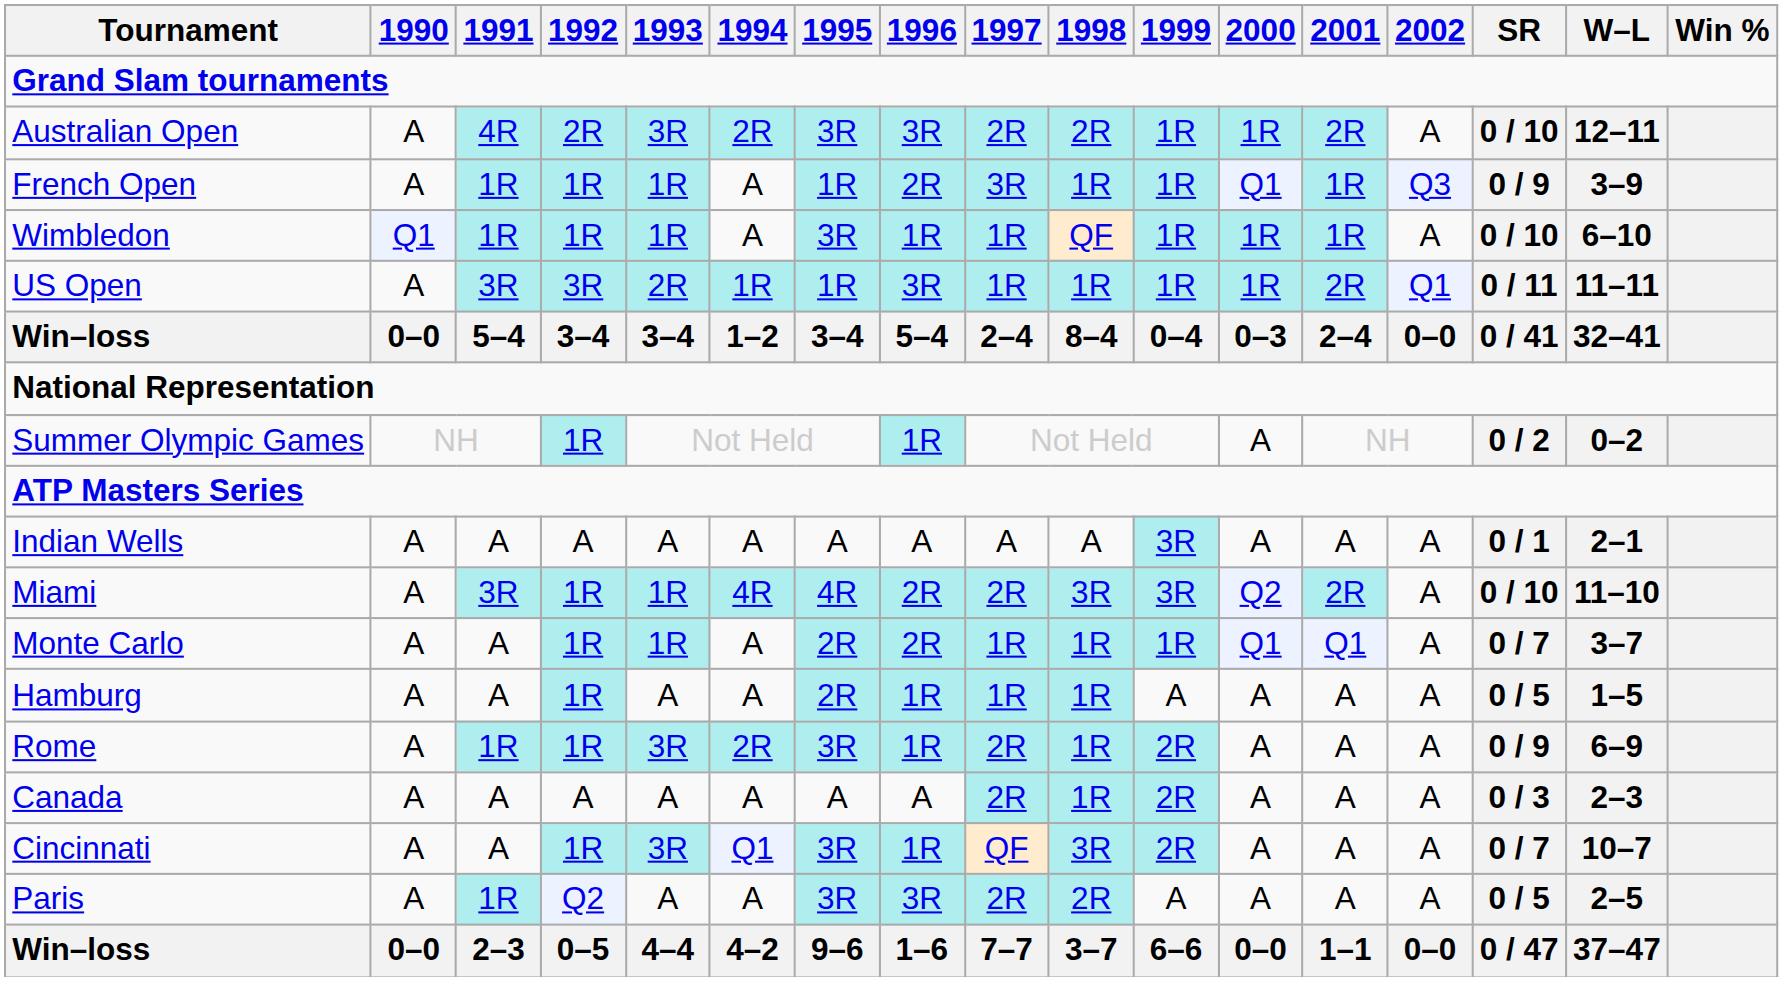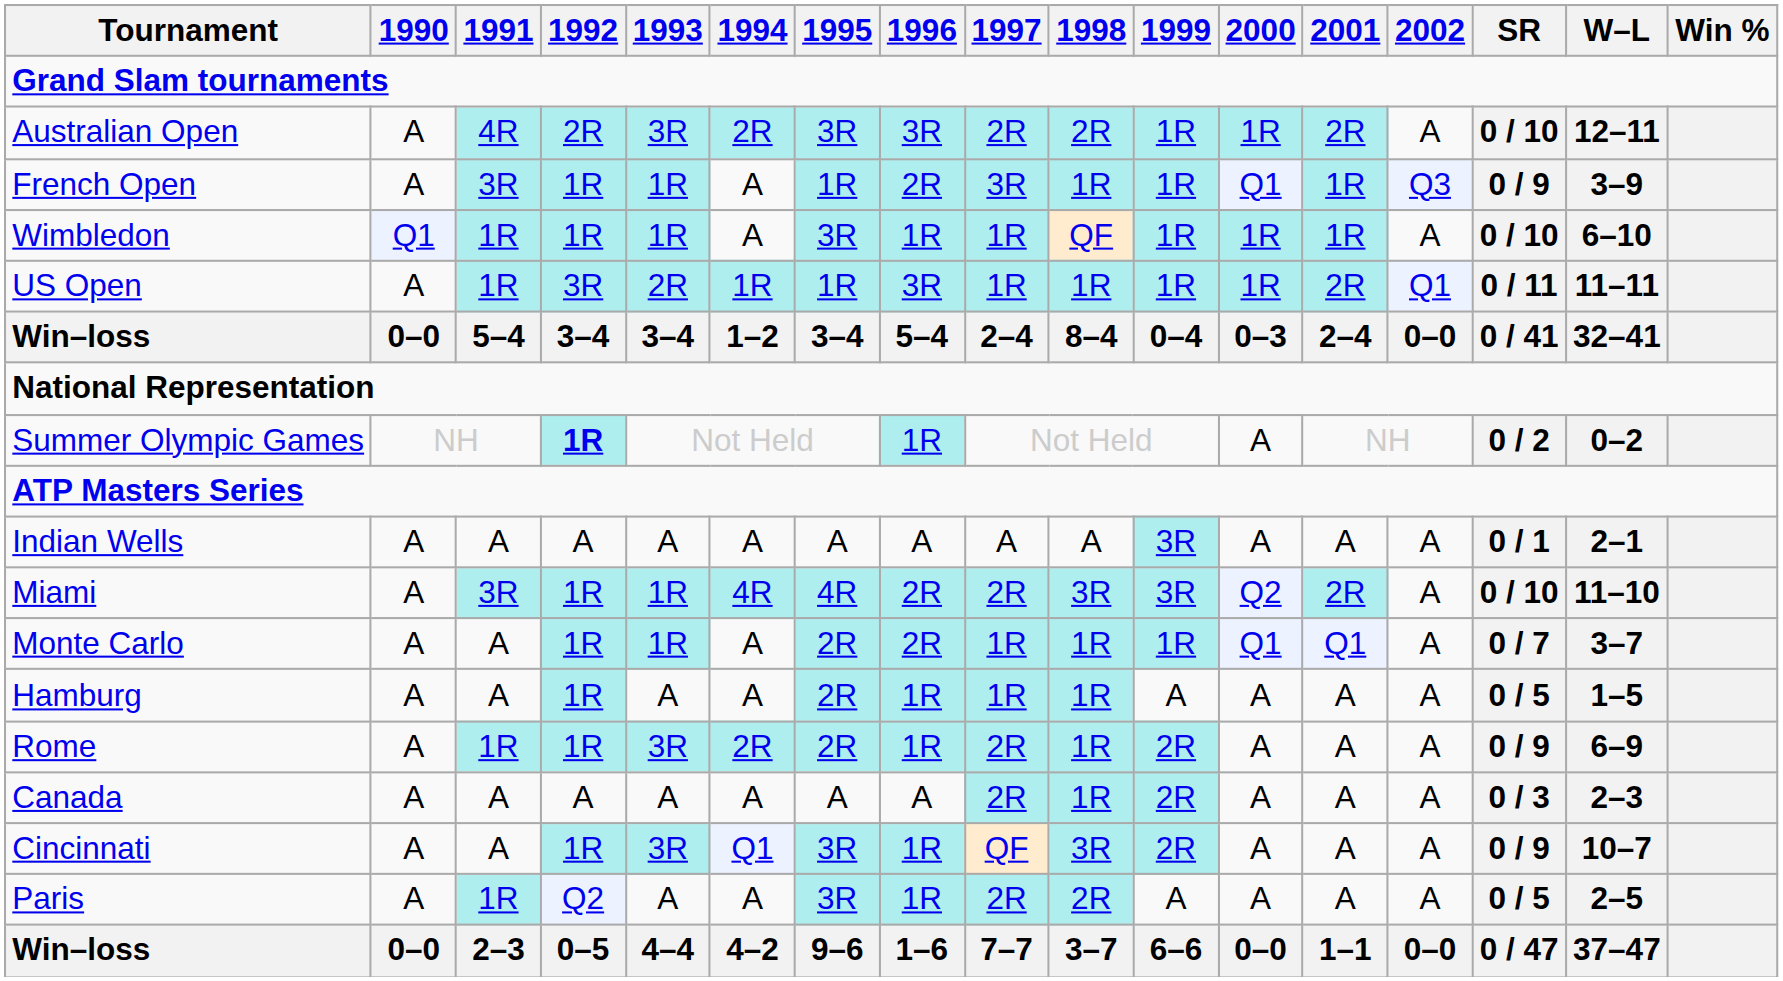(498, 182) 1R -> (498, 182) 3R
(498, 285) 3R -> (498, 285) 1R
(583, 438) normal -> (583, 438) bold
(837, 745) 3R -> (837, 745) 2R
(1519, 847) 0 / 7 -> (1519, 847) 0 / 9
(922, 898) 3R -> (922, 898) 1R
